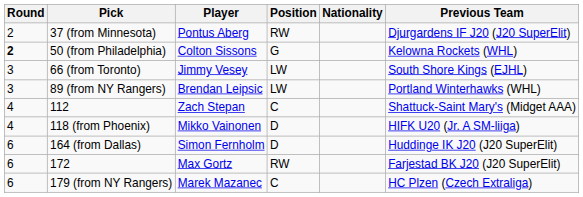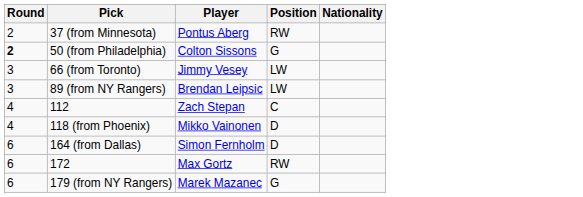- column: (482, 13)
(274, 182) C -> (275, 182) G
